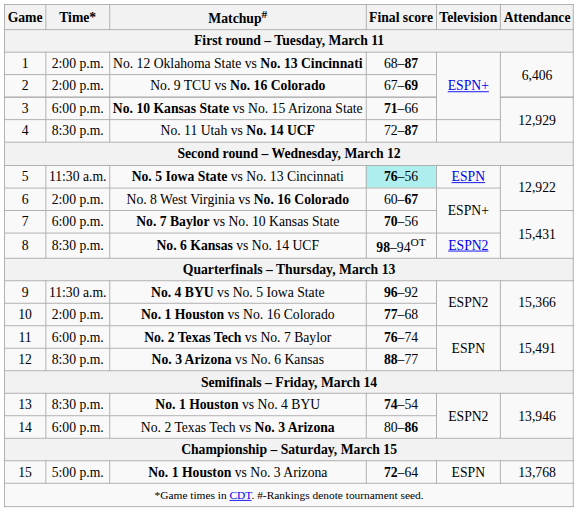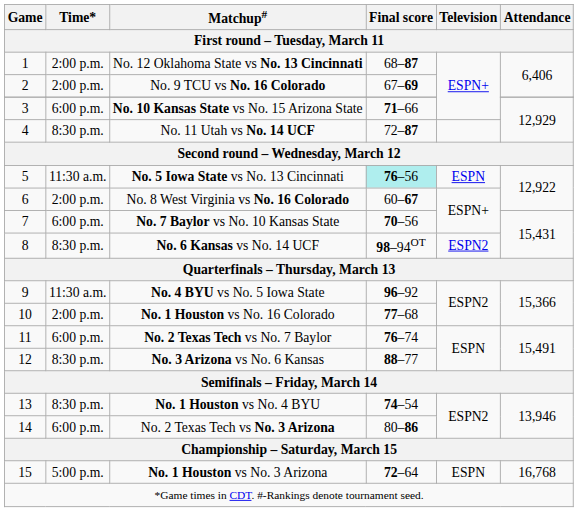(537, 472) 13,768 -> (537, 472) 16,768
